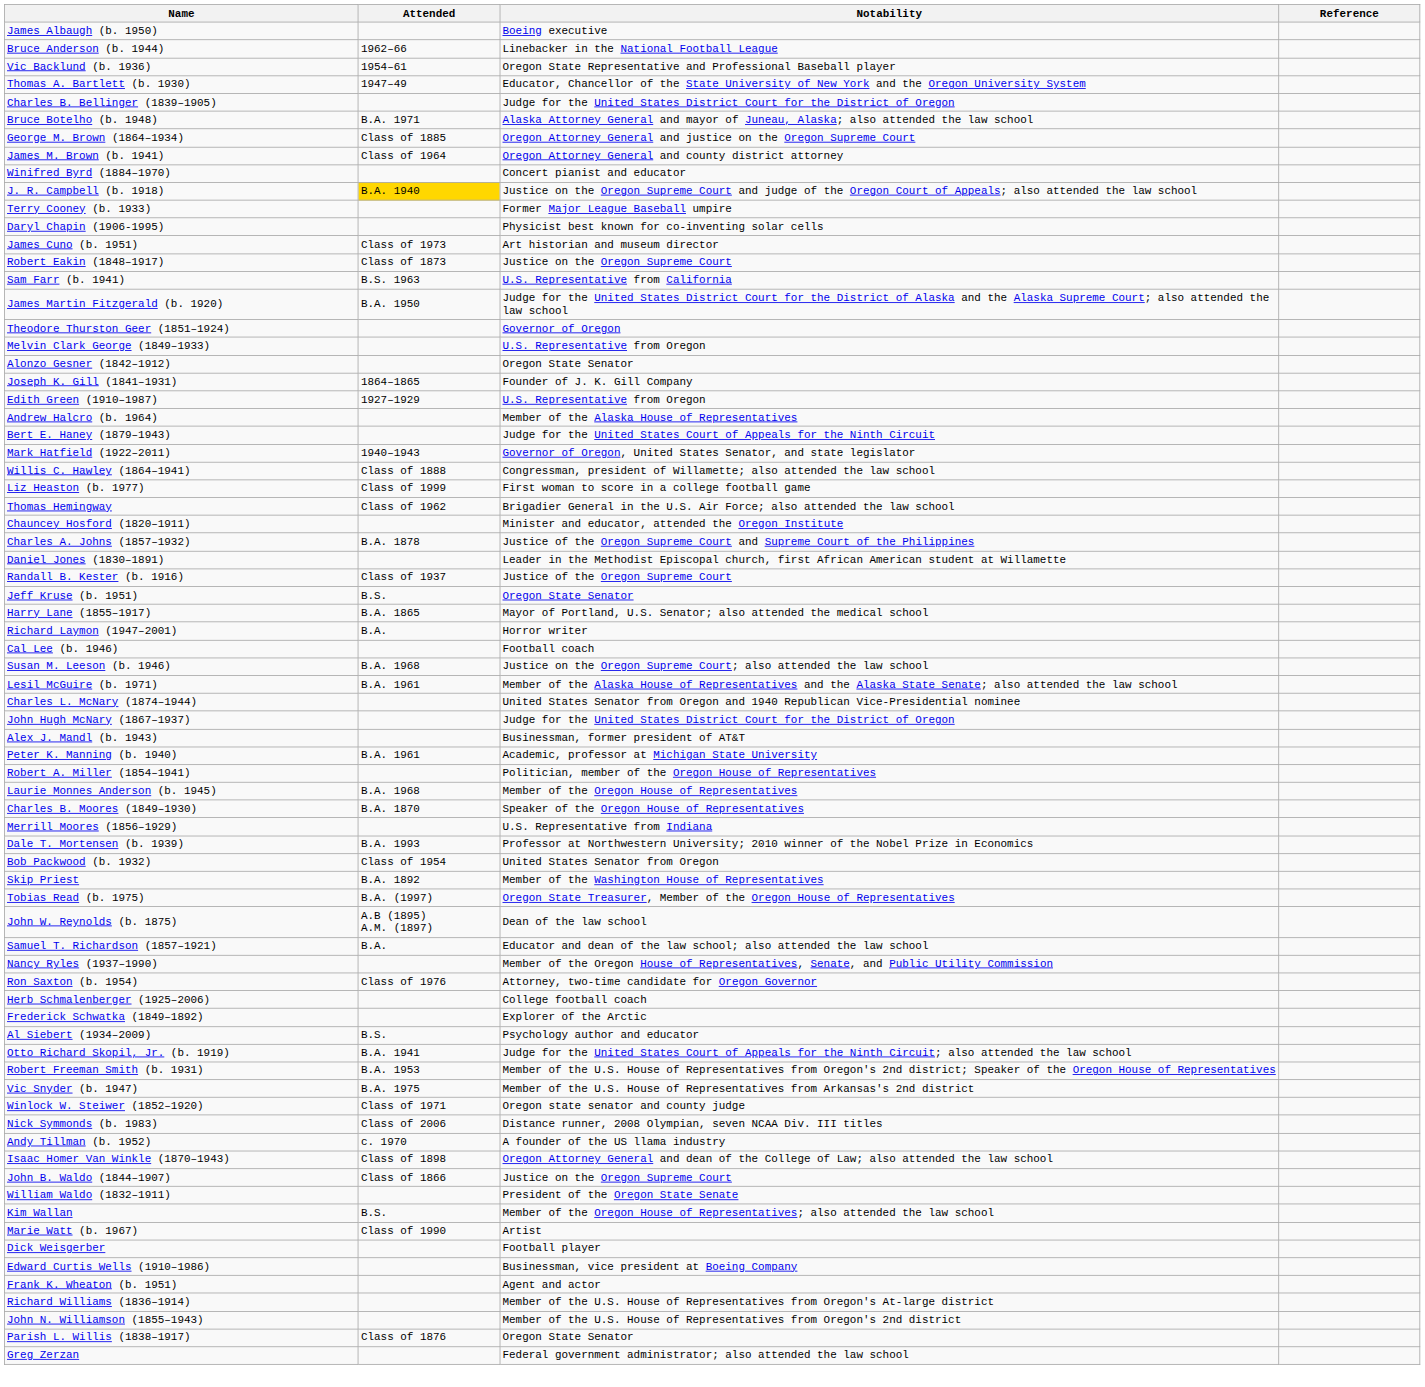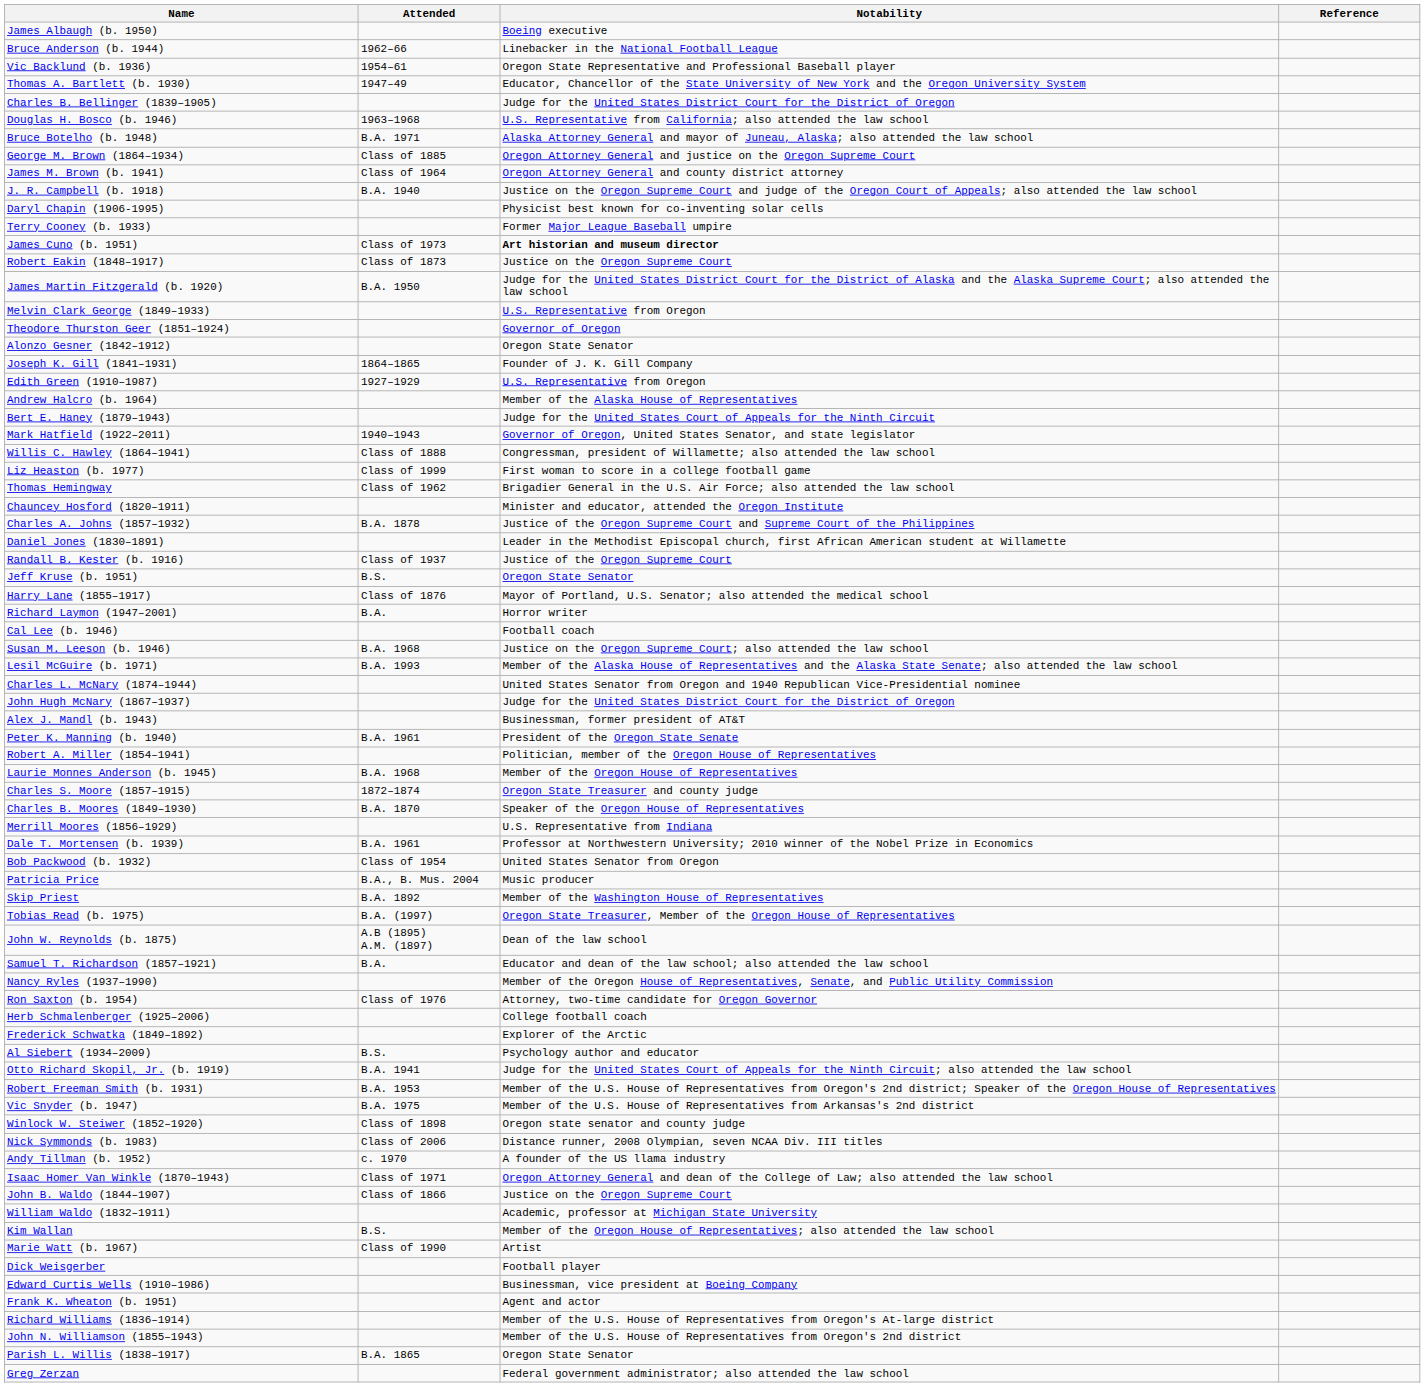+ row: (92, 120)
- row: (89, 173)
(390, 191) gold background -> (390, 191) no background
rows swapped: (86, 227) <-> (79, 209)
(611, 245) normal -> (611, 245) bold
- row: (66, 280)
rows swapped: (118, 328) <-> (109, 346)
(390, 613) B.A. 1865 -> (404, 595) Class of 1876
(390, 684) B.A. 1961 -> (390, 667) B.A. 1993
(660, 756) Academic, professor at Michigan State University -> (620, 738) President of the Oregon State Senate
+ row: (99, 791)
(390, 845) B.A. 1993 -> (390, 845) B.A. 1961
+ row: (53, 880)
(404, 1106) Class of 1971 -> (404, 1124) Class of 1898
(404, 1160) Class of 1898 -> (404, 1178) Class of 1971
(620, 1195) President of the Oregon State Senate -> (660, 1213) Academic, professor at Michigan State University
(404, 1338) Class of 1876 -> (390, 1356) B.A. 1865
